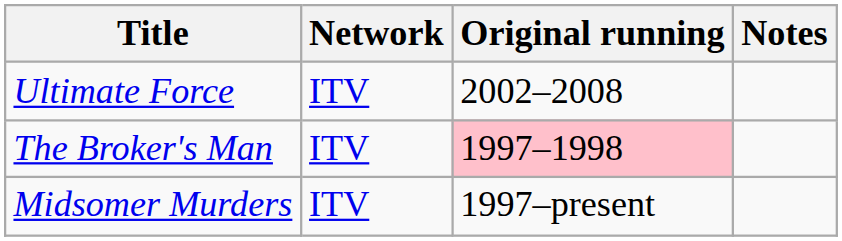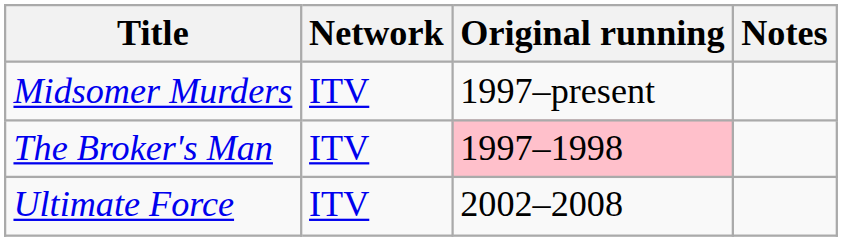rows swapped: (153, 205) <-> (124, 90)
